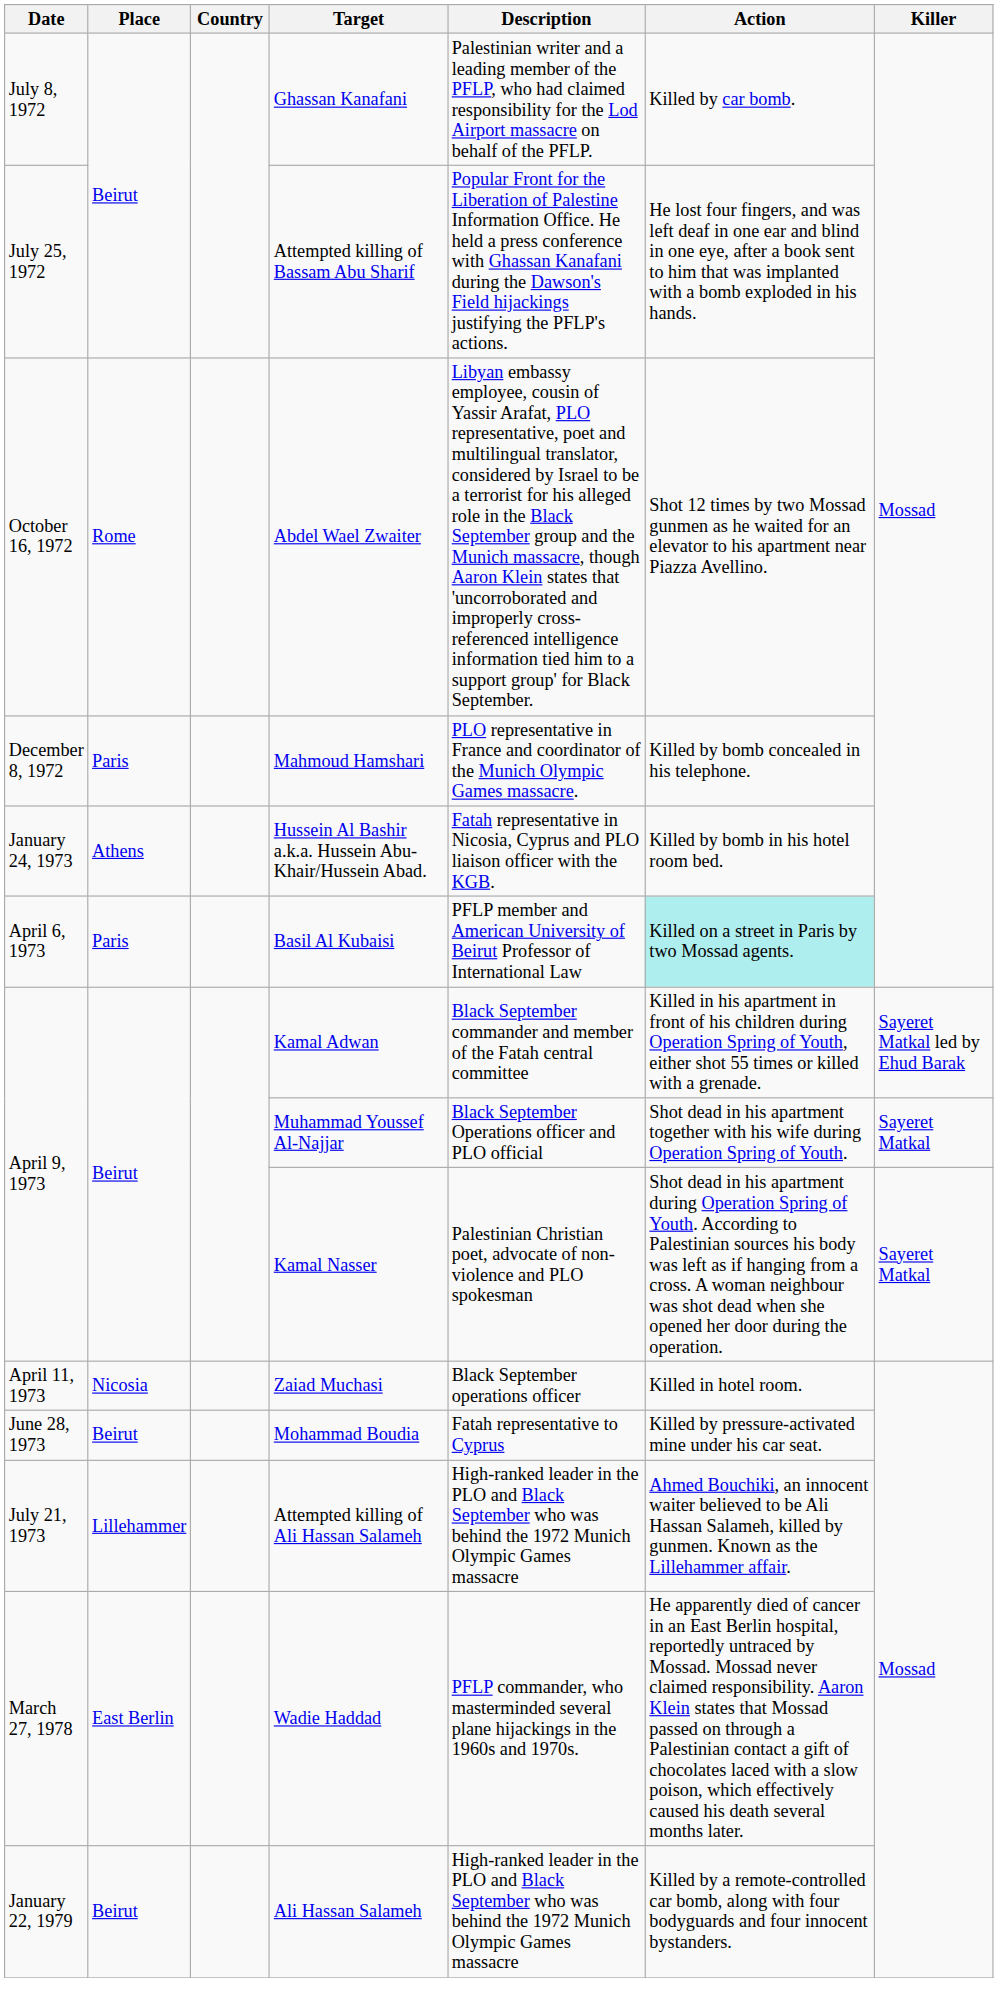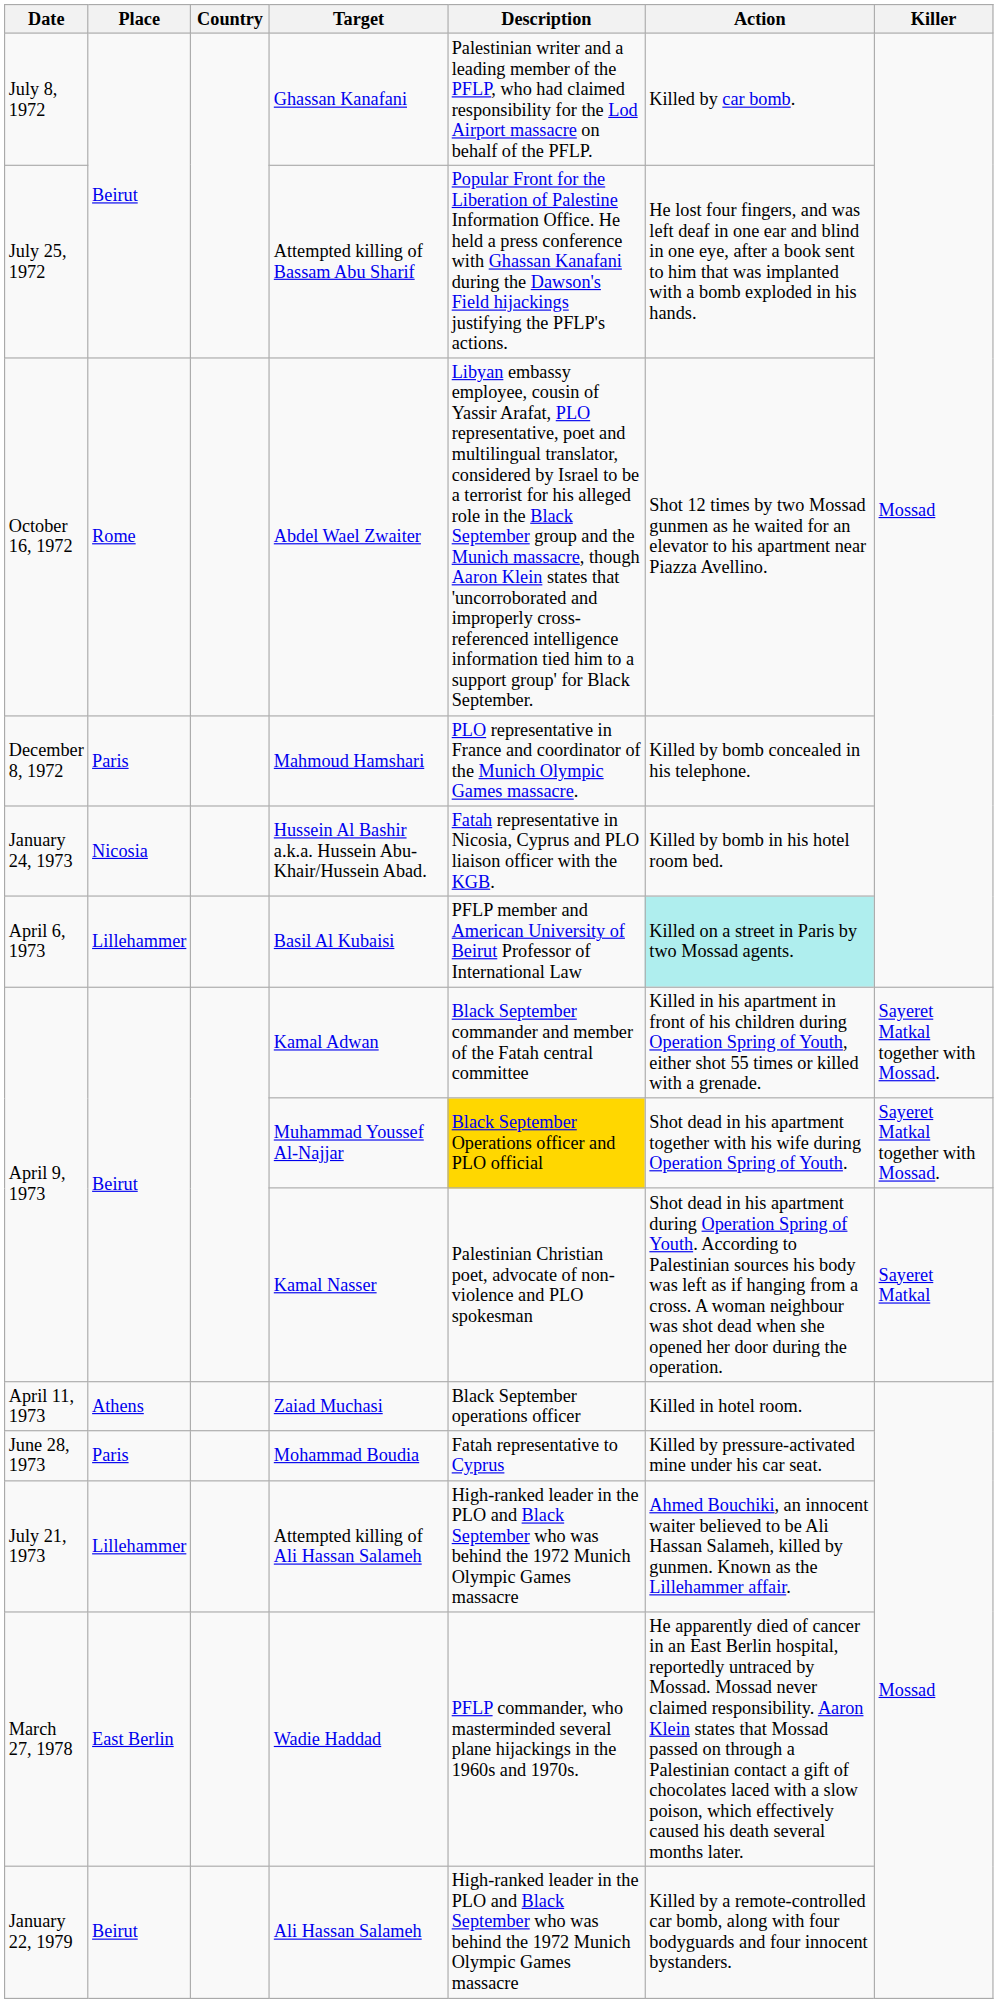(118, 851) Athens -> (120, 851) Nicosia
(110, 941) Paris -> (139, 941) Lillehammer
(929, 1042) Sayeret Matkal led by Ehud Barak -> (927, 1042) Sayeret Matkal together with Mossad.
(534, 1132) no background -> (534, 1143) gold background
(906, 1132) Sayeret Matkal -> (927, 1143) Sayeret Matkal together with Mossad.
(120, 1385) Nicosia -> (118, 1406) Athens
(115, 1434) Beirut -> (110, 1455) Paris
